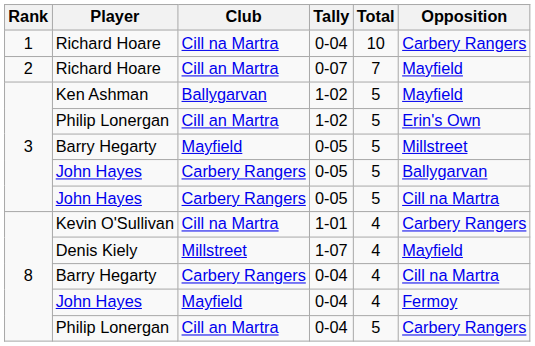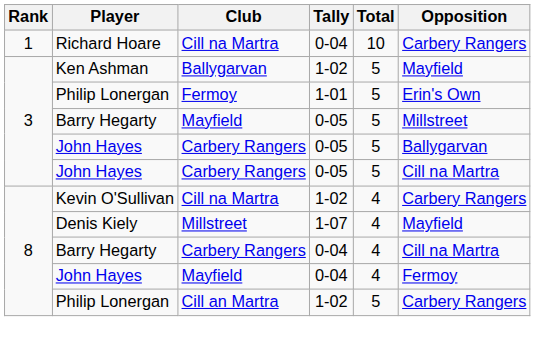- row: (28, 69)
(230, 120) Cill an Martra -> (209, 95) Fermoy
(331, 120) 1-02 -> (331, 95) 1-01
(331, 224) 1-01 -> (331, 198) 1-02
(331, 328) 0-04 -> (331, 302) 1-02
